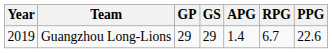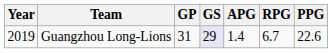(184, 36) 29 -> (184, 36) 31
(210, 36) no background -> (210, 36) lavender background
